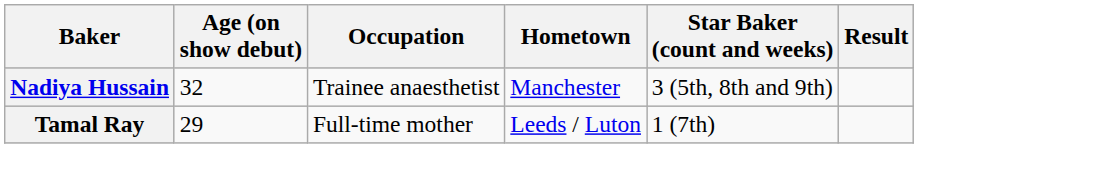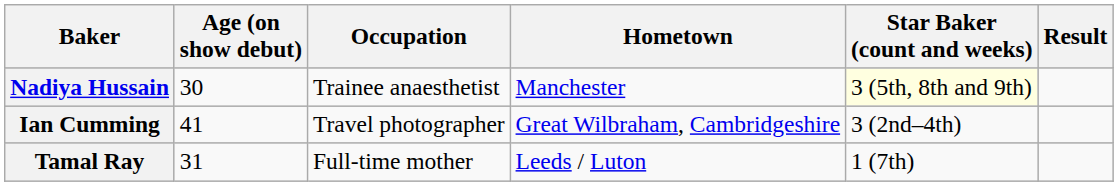(192, 86) 32 -> (192, 86) 30
(742, 86) no background -> (941, 86) lightyellow background
+ row: (90, 124)
(192, 124) 29 -> (192, 161) 31
